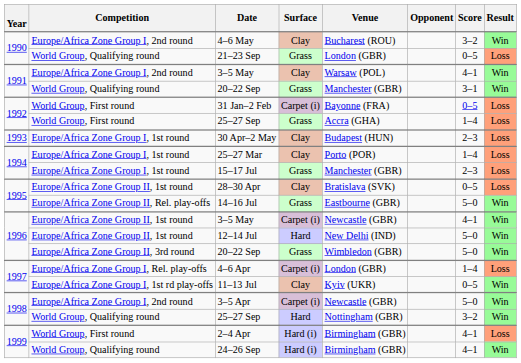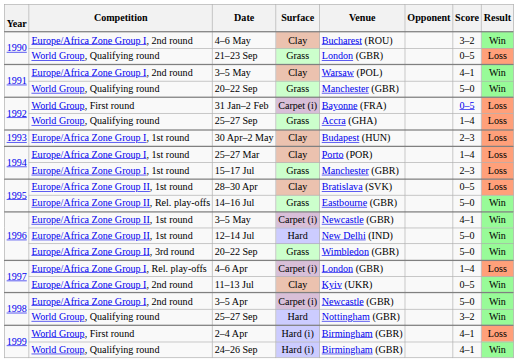(470, 89) 3–1 -> (467, 89) 5–0
(83, 121) World Group, First round -> (95, 121) World Group, Qualifying round
(122, 284) Europe/Africa Zone Group I, 1st rd play-offs -> (112, 284) Europe/Africa Zone Group I, 2nd round
